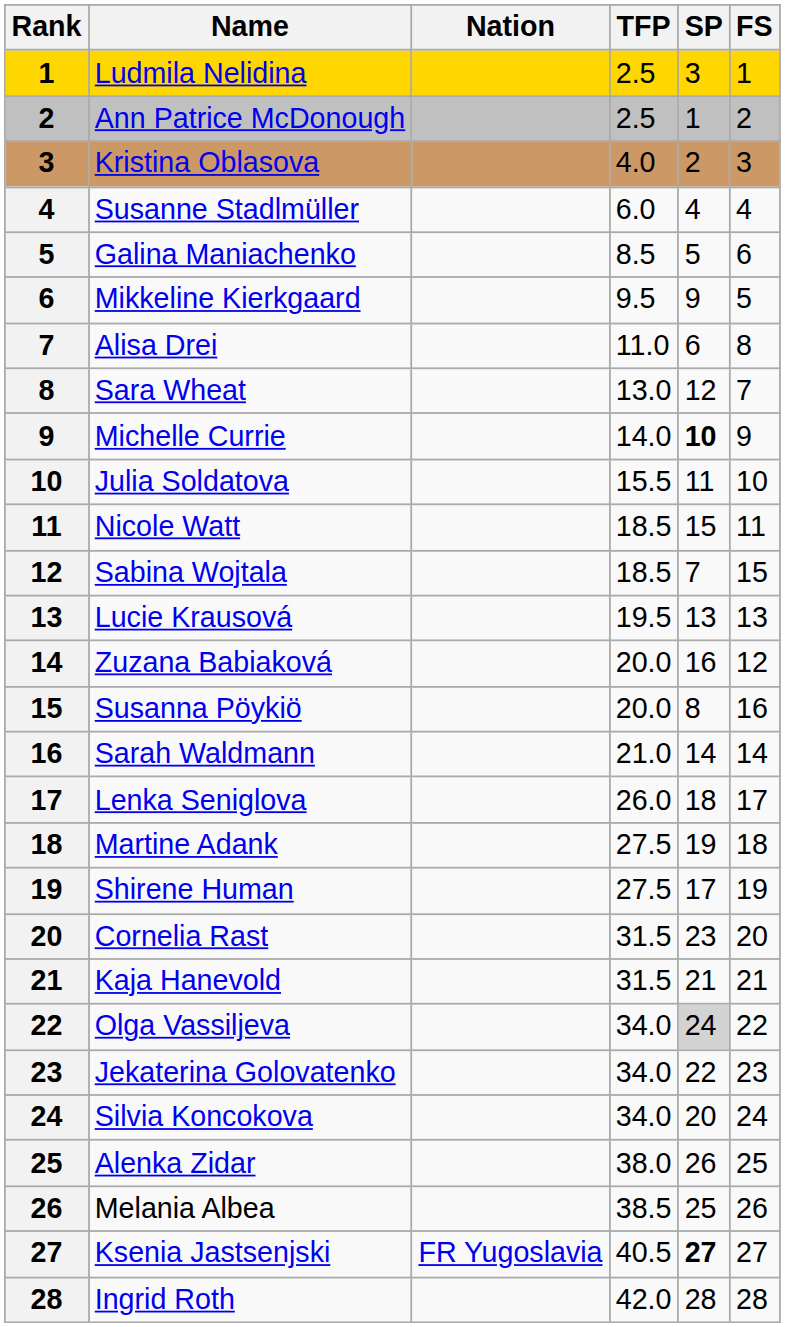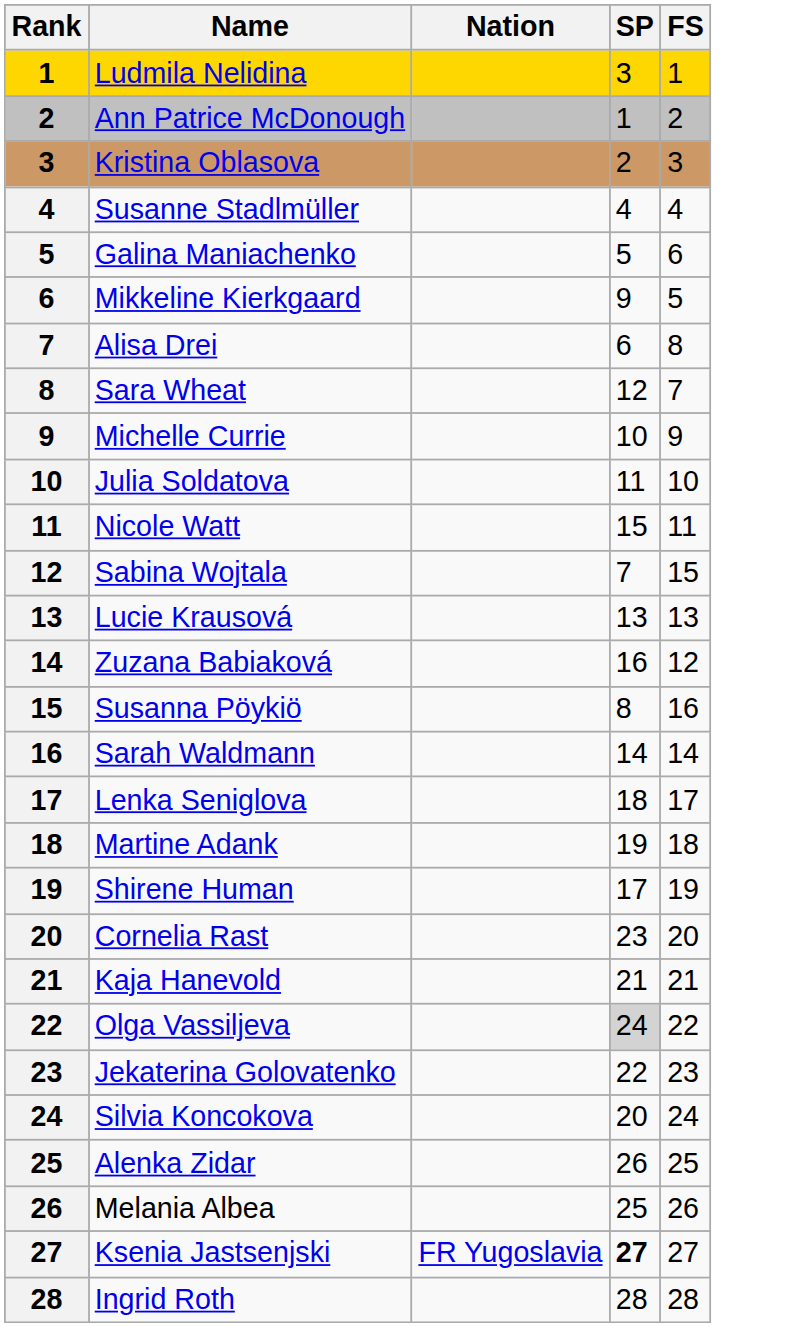- column: (644, 27)
(701, 436) bold -> (632, 436) normal
